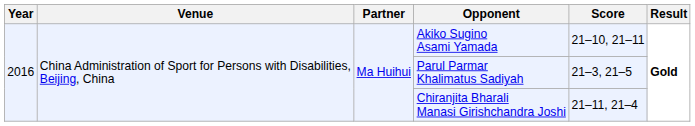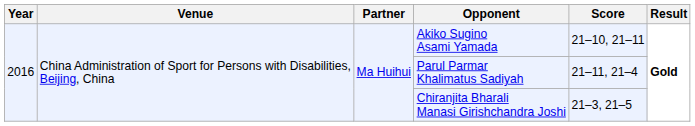(602, 73) 21–3, 21–5 -> (605, 73) 21–11, 21–4
(605, 105) 21–11, 21–4 -> (602, 105) 21–3, 21–5
